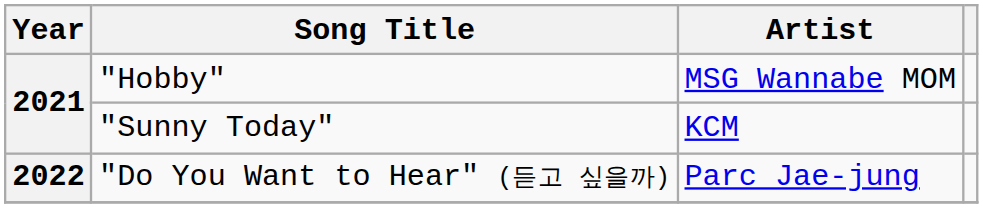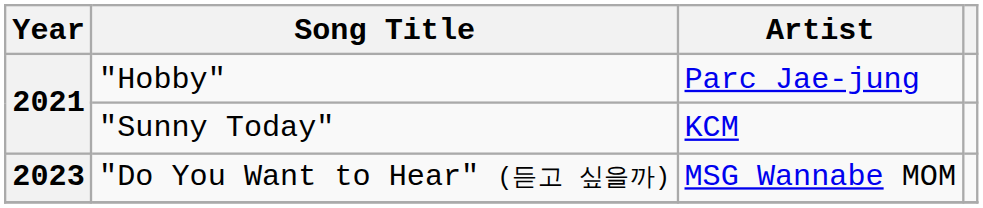(820, 79) MSG Wannabe MOM -> (802, 79) Parc Jae-jung
(49, 177) 2022 -> (49, 177) 2023
(802, 177) Parc Jae-jung -> (820, 177) MSG Wannabe MOM
